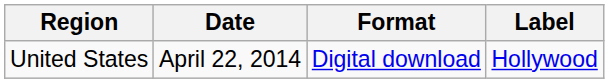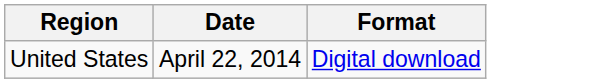- column: (545, 22)
